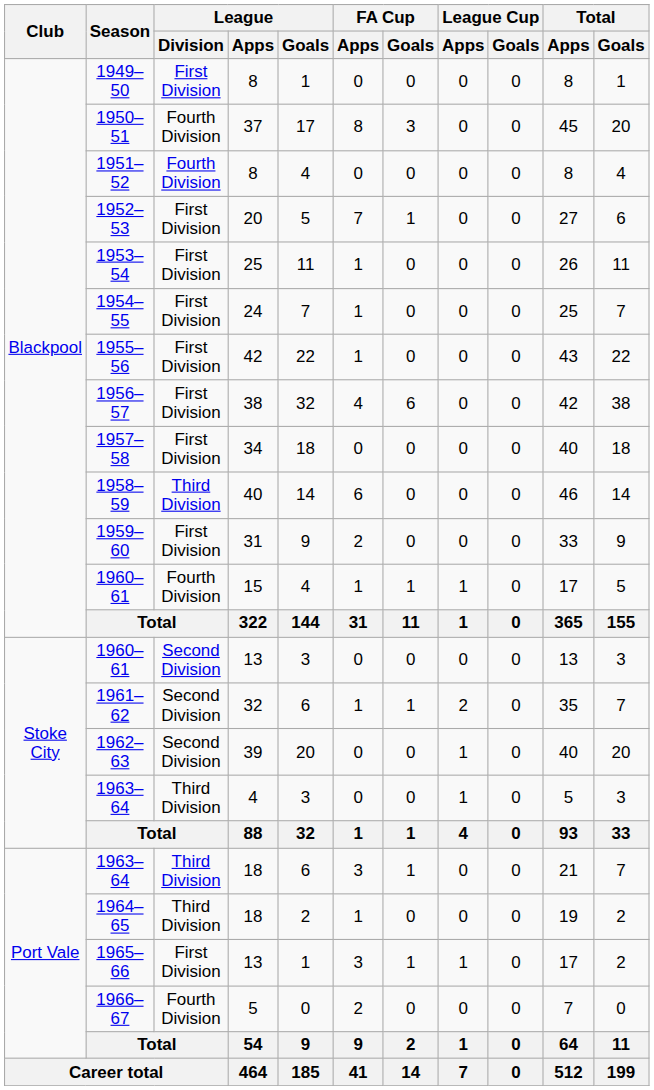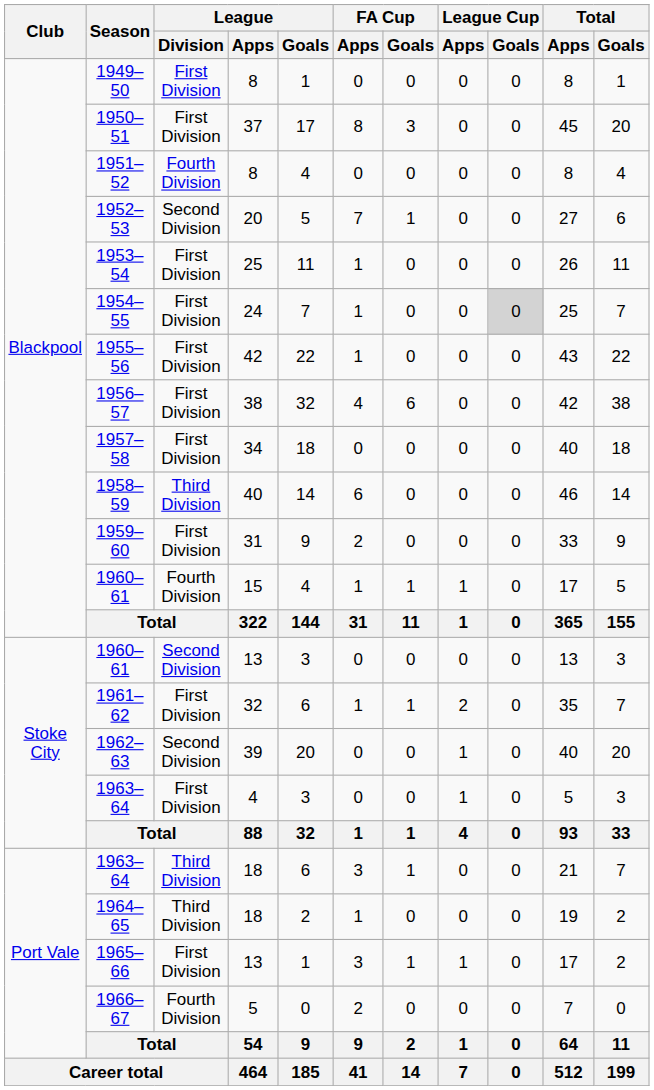(191, 127) Fourth Division -> (191, 127) First Division
(191, 219) First Division -> (191, 219) Second Division
(516, 311) no background -> (516, 311) lightgrey background
(191, 705) Second Division -> (191, 705) First Division
(191, 797) Third Division -> (191, 797) First Division
